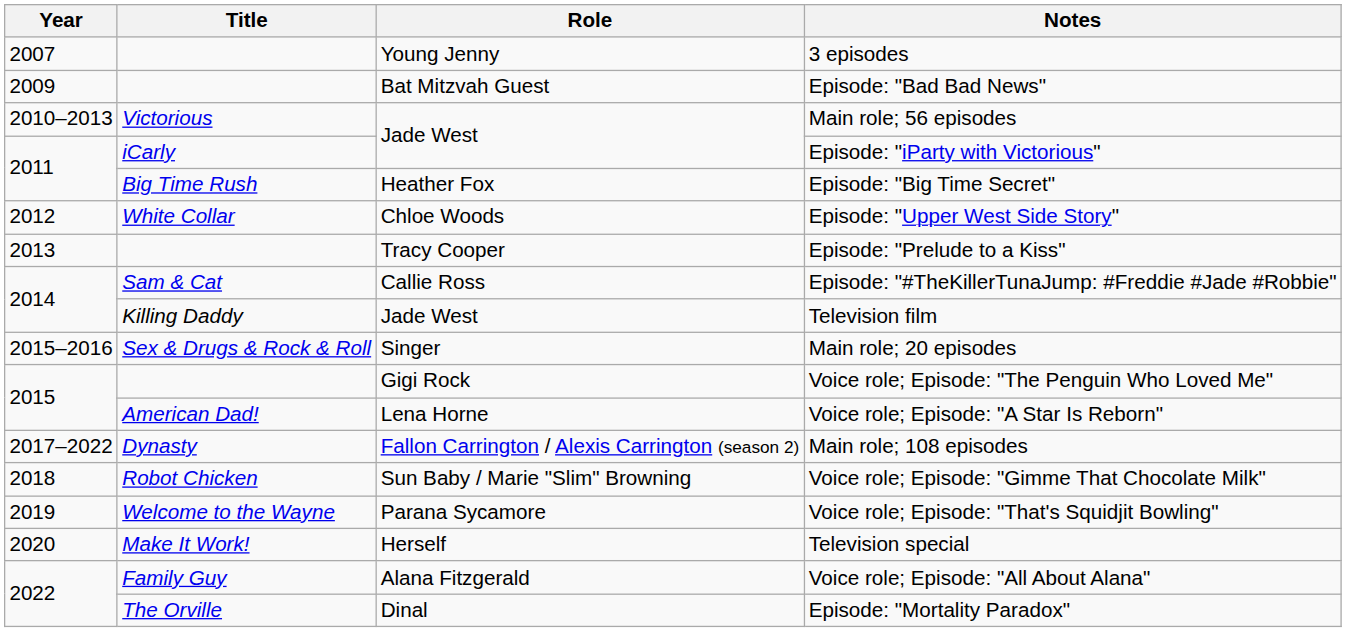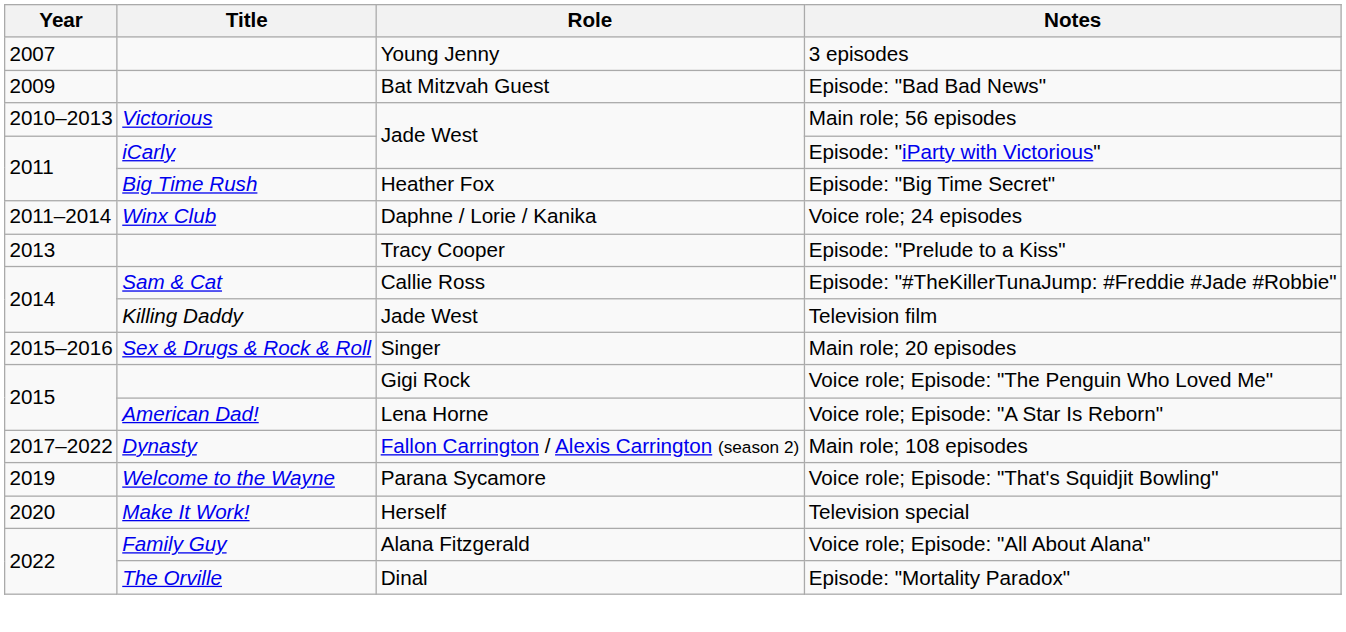+ row: (915, 217)
- row: (964, 217)
- row: (1037, 479)
